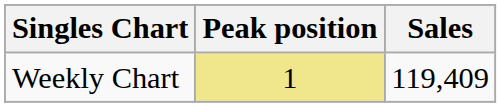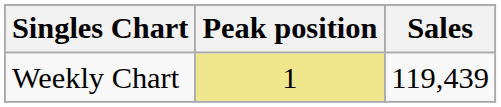(440, 76) 119,409 -> (440, 76) 119,439
